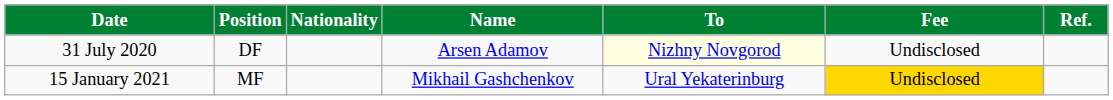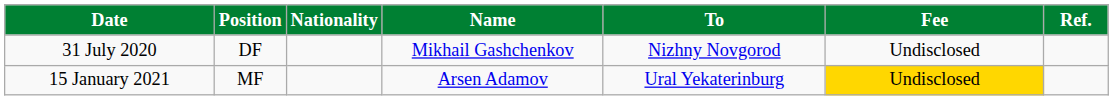(493, 50) Arsen Adamov -> (493, 50) Mikhail Gashchenkov
(714, 50) lightyellow background -> (714, 50) no background
(493, 80) Mikhail Gashchenkov -> (493, 80) Arsen Adamov
